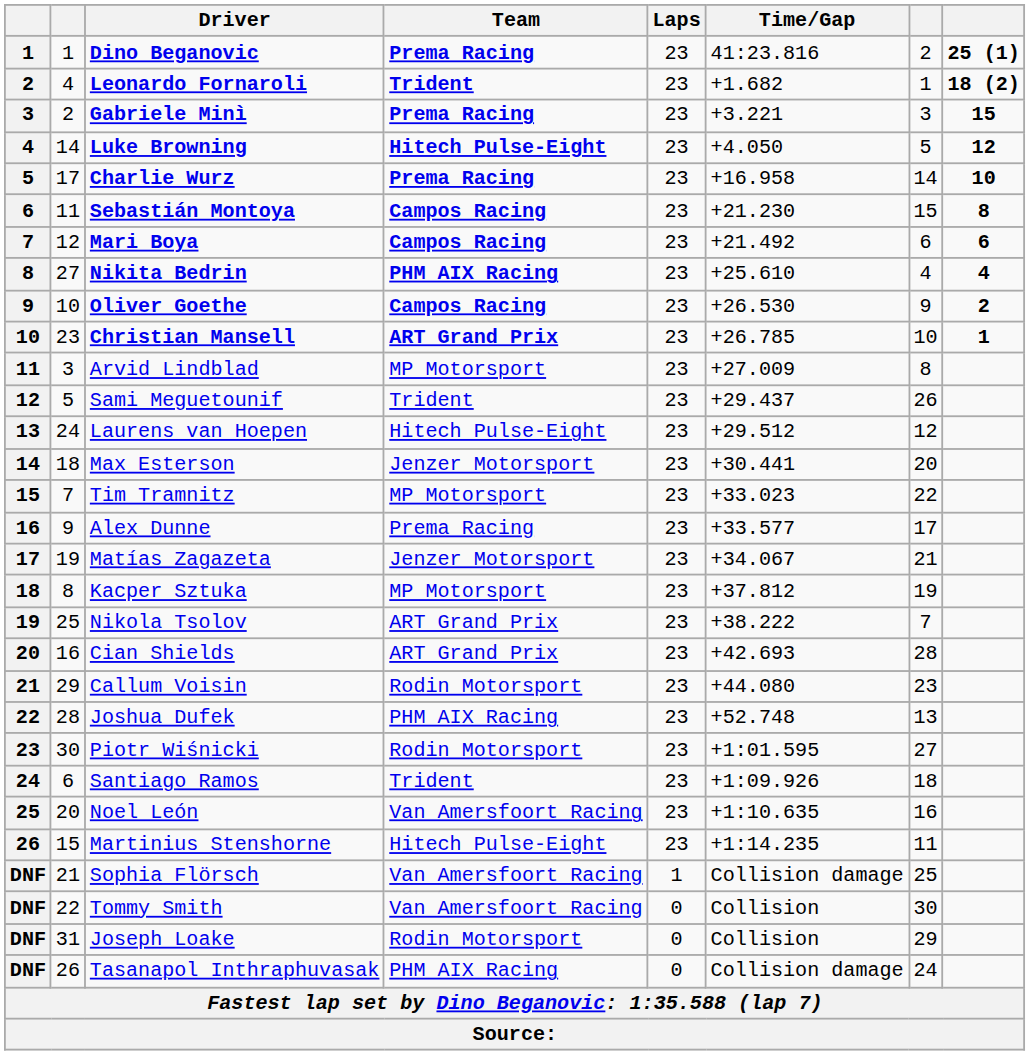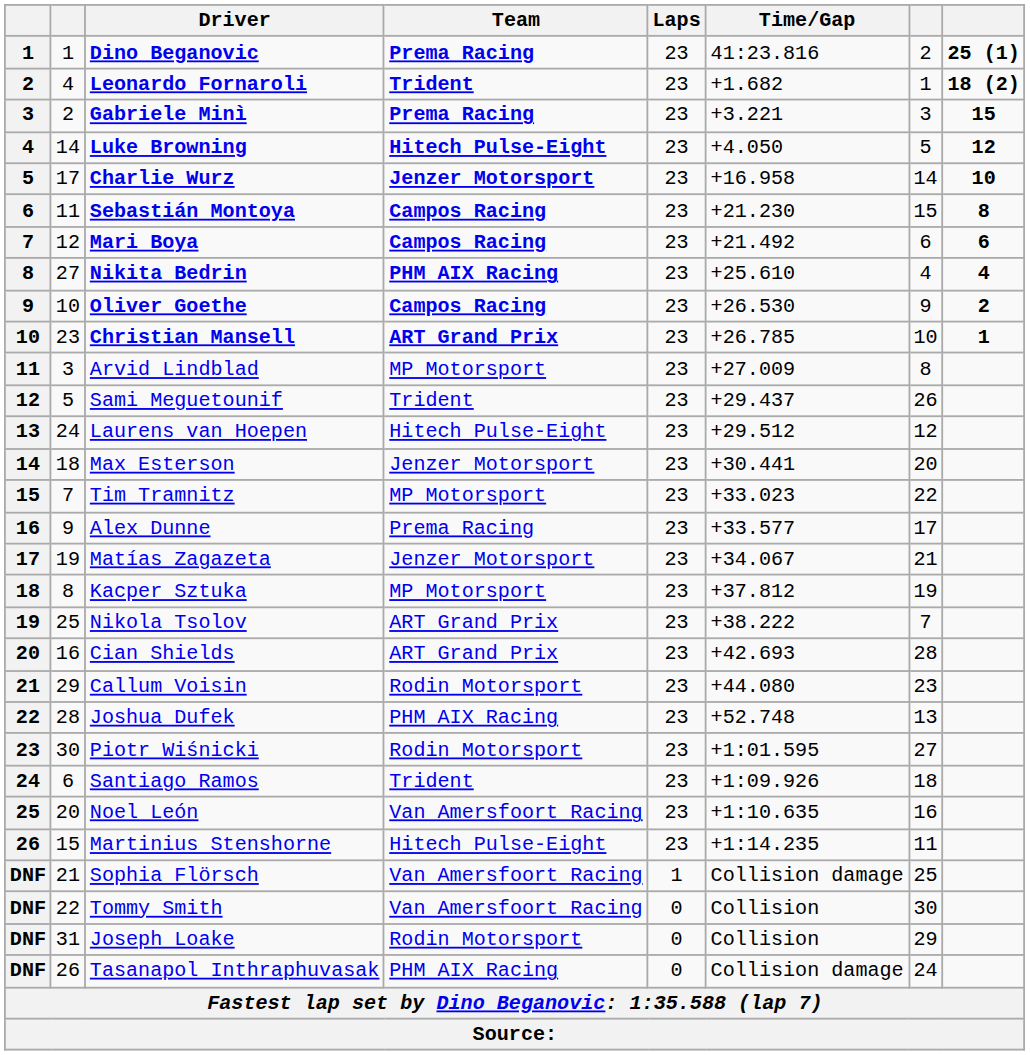(462, 179) Prema Racing -> (492, 179) Jenzer Motorsport
